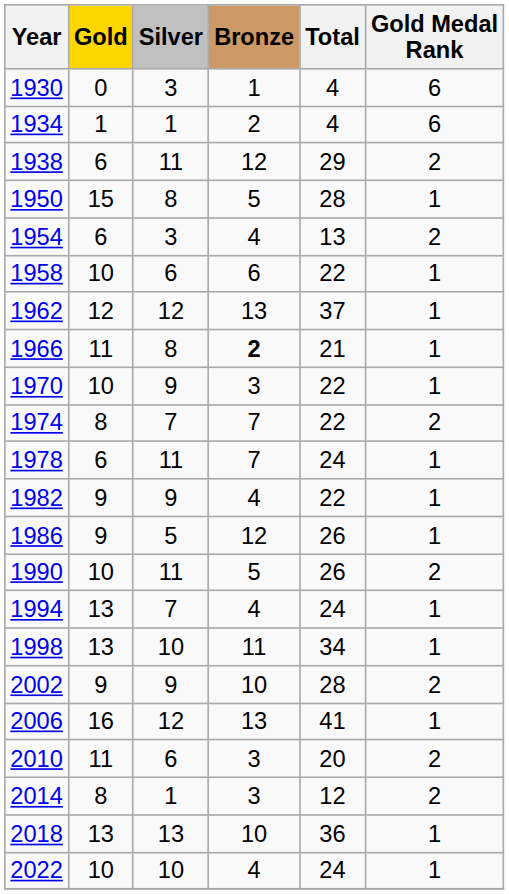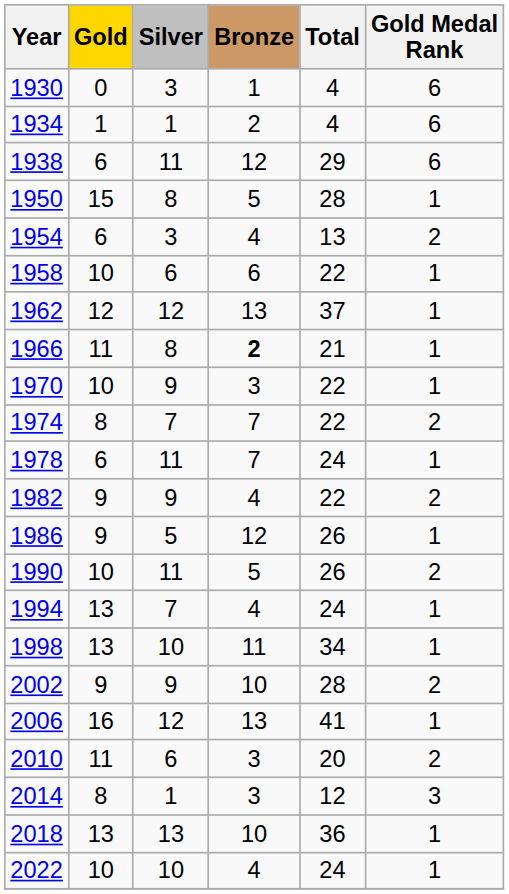(434, 162) 2 -> (434, 162) 6
(434, 498) 1 -> (434, 498) 2
(434, 796) 2 -> (434, 796) 3
